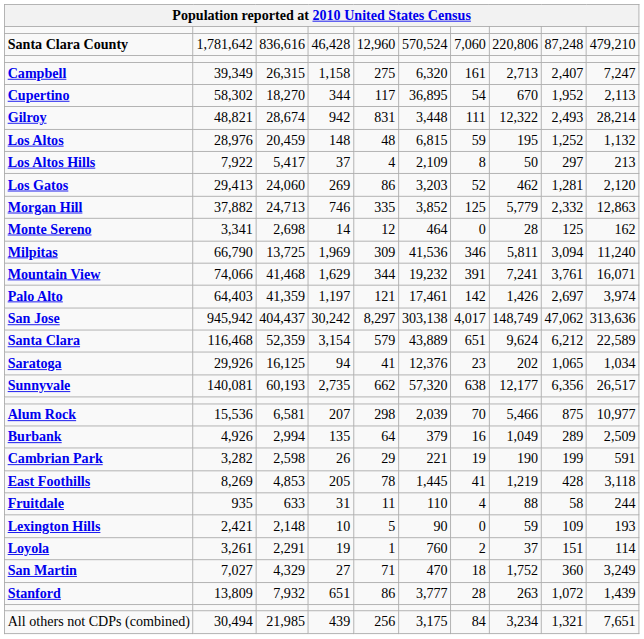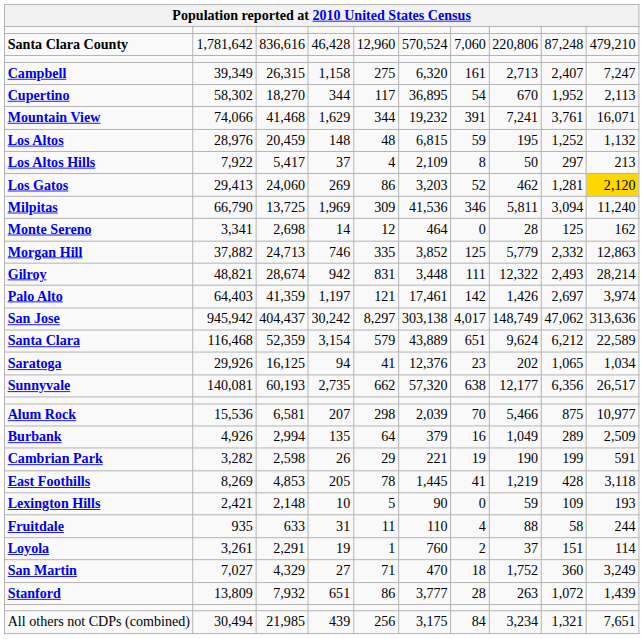rows swapped: (27, 117) <-> (54, 274)
(620, 184) no background -> (620, 184) gold background
rows swapped: (33, 251) <-> (45, 207)
rows swapped: (36, 504) <-> (54, 526)
